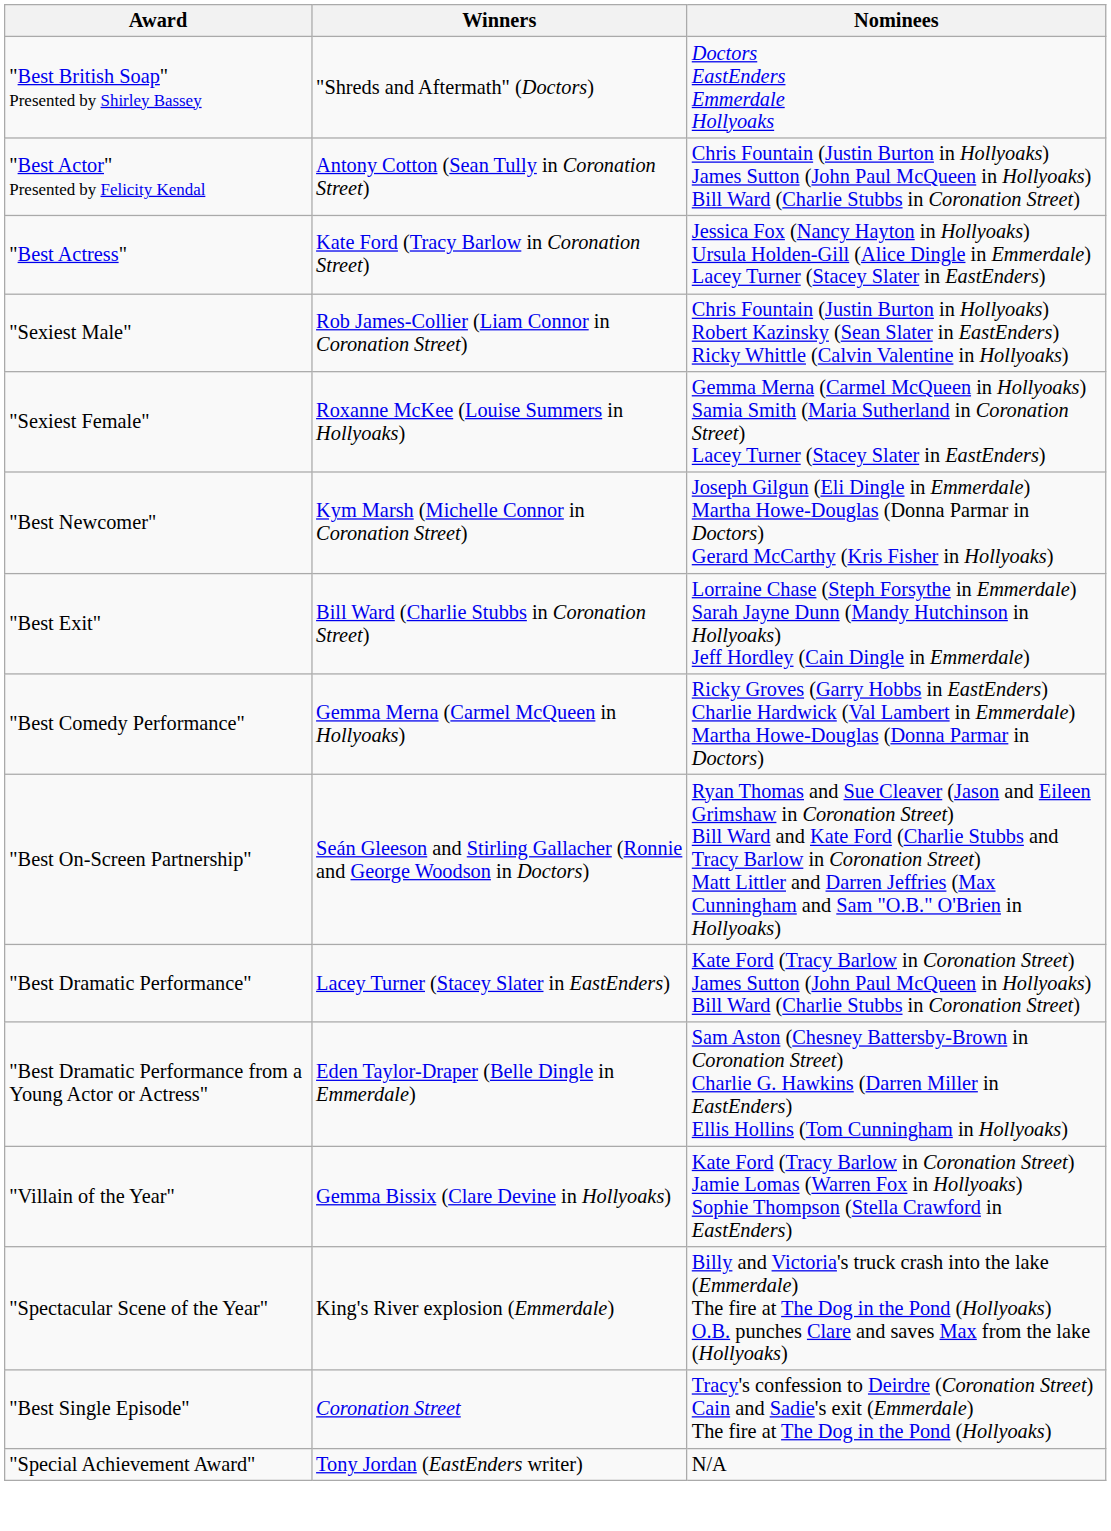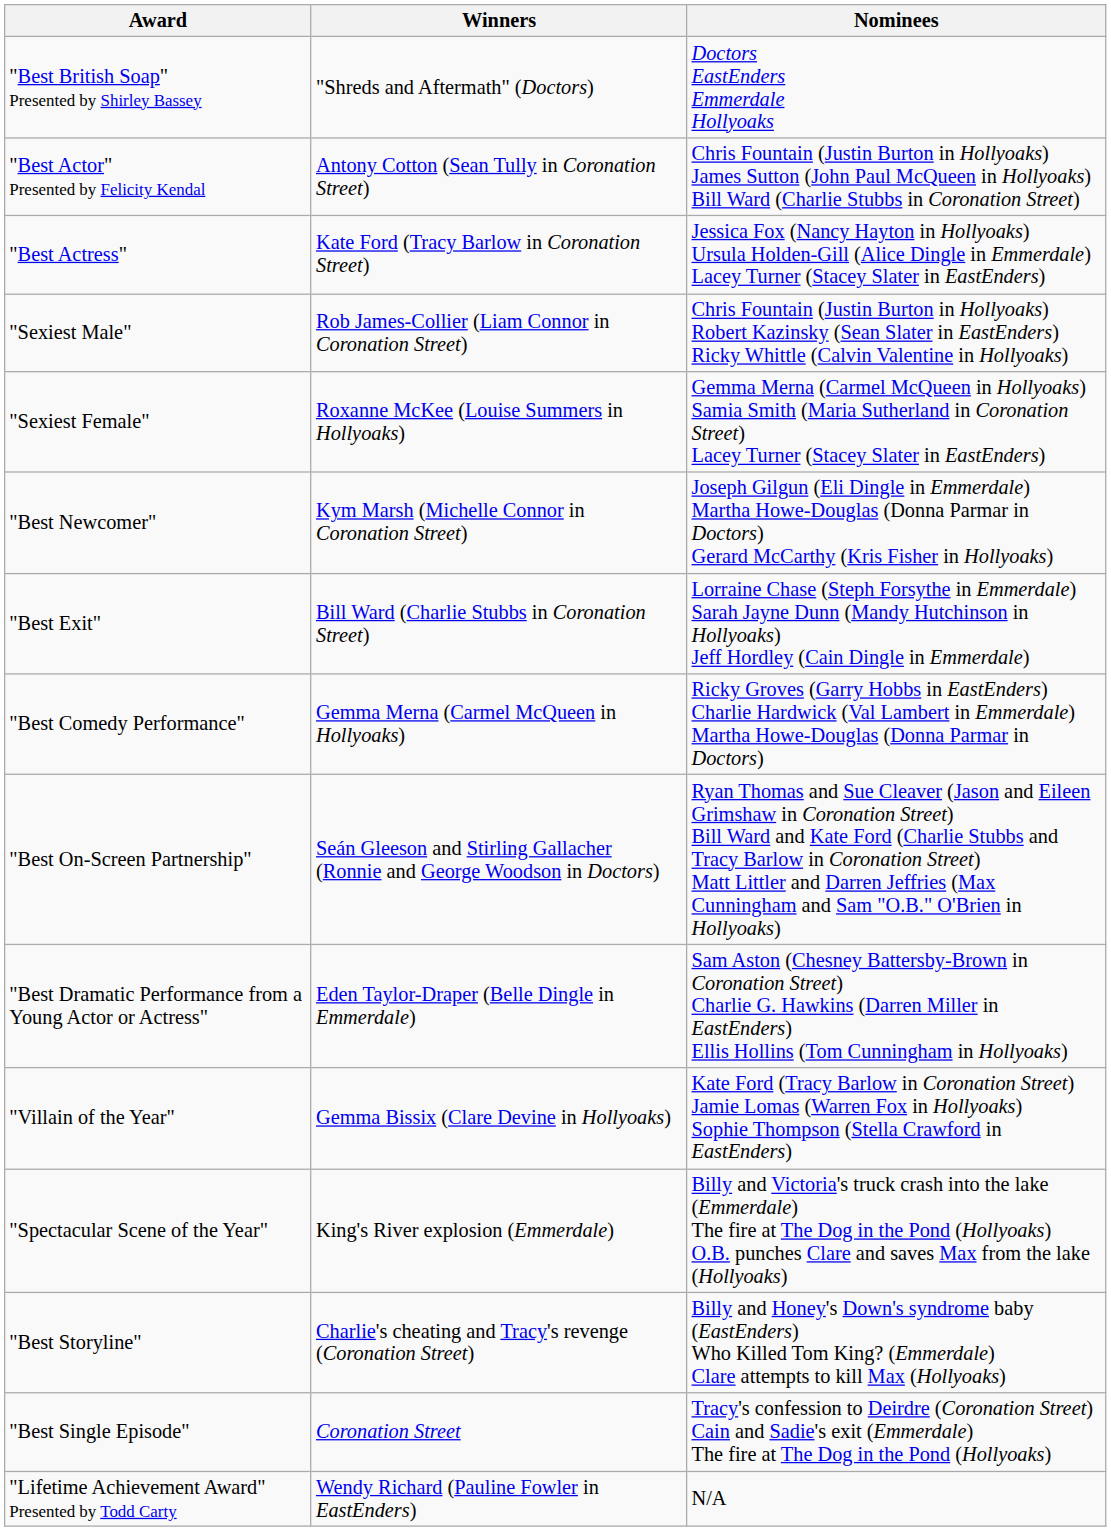- row: (130, 982)
+ row: (75, 1342)
- row: (132, 1464)
+ row: (137, 1498)
